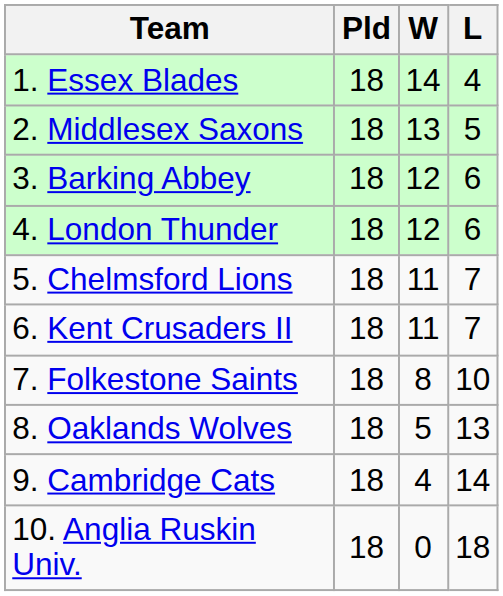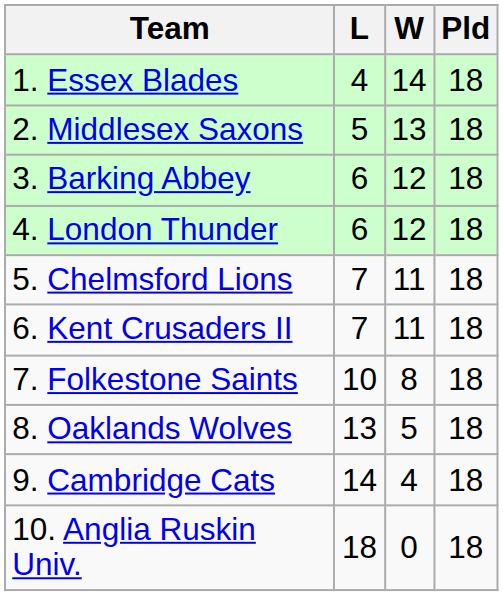columns swapped: (366, 29) <-> (473, 29)
